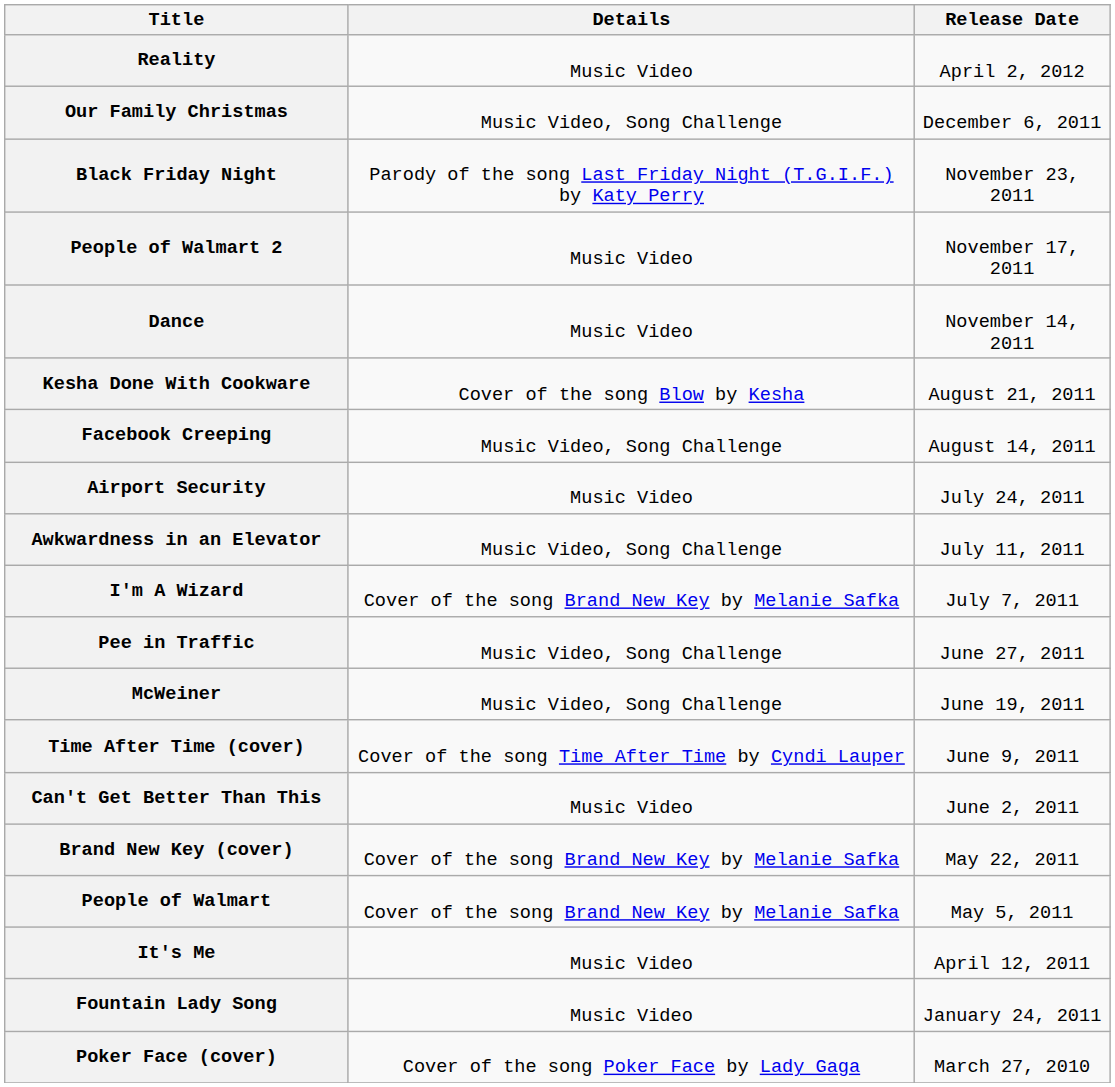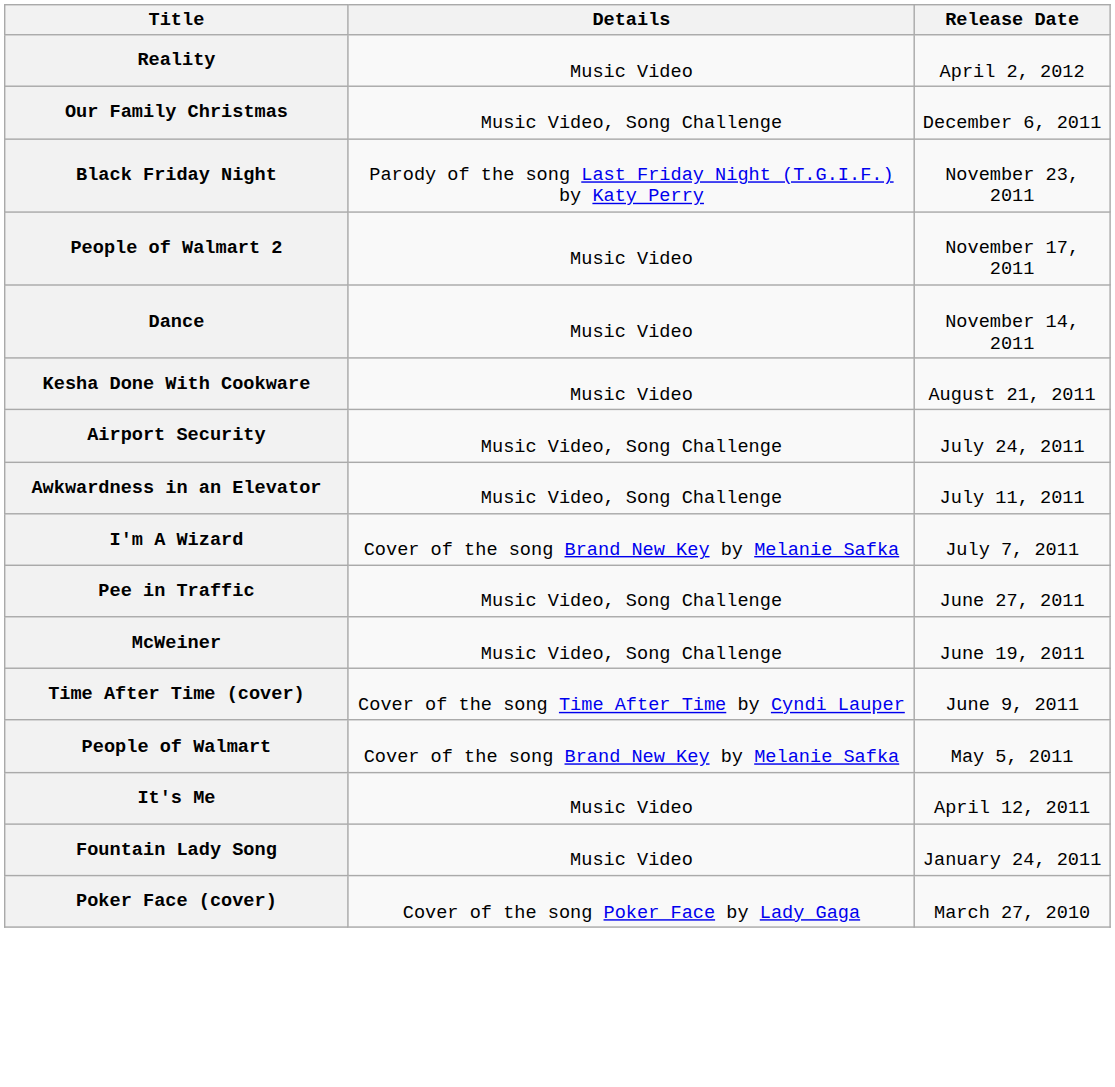(631, 395) Cover of the song Blow by Kesha -> (631, 395) Music Video
- row: (176, 436)
(631, 498) Music Video -> (631, 446) Music Video, Song Challenge
- row: (176, 798)
- row: (176, 850)
